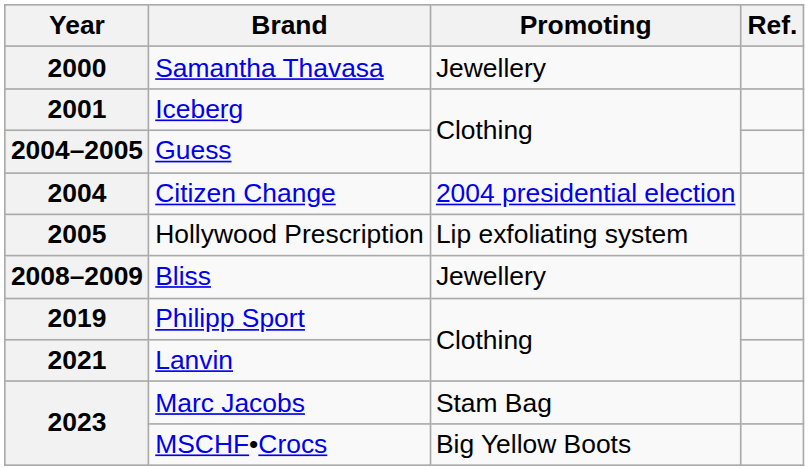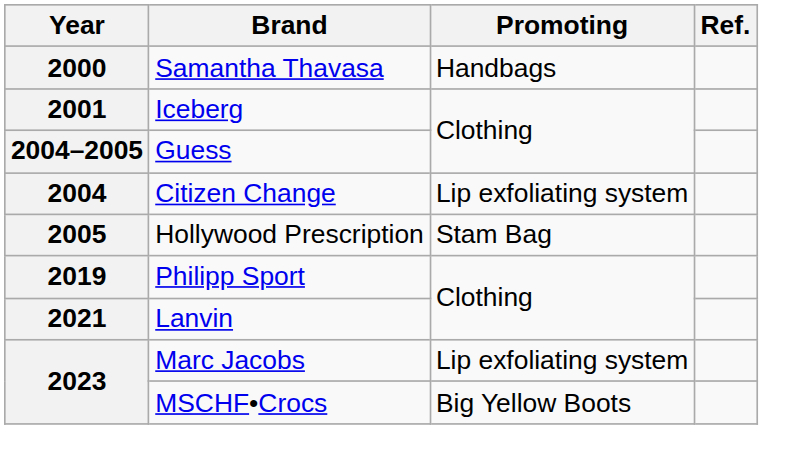(491, 67) Jewellery -> (496, 67) Handbags
(586, 192) 2004 presidential election -> (562, 192) Lip exfoliating system
(562, 234) Lip exfoliating system -> (494, 234) Stam Bag
- row: (77, 276)
(494, 402) Stam Bag -> (562, 360) Lip exfoliating system
